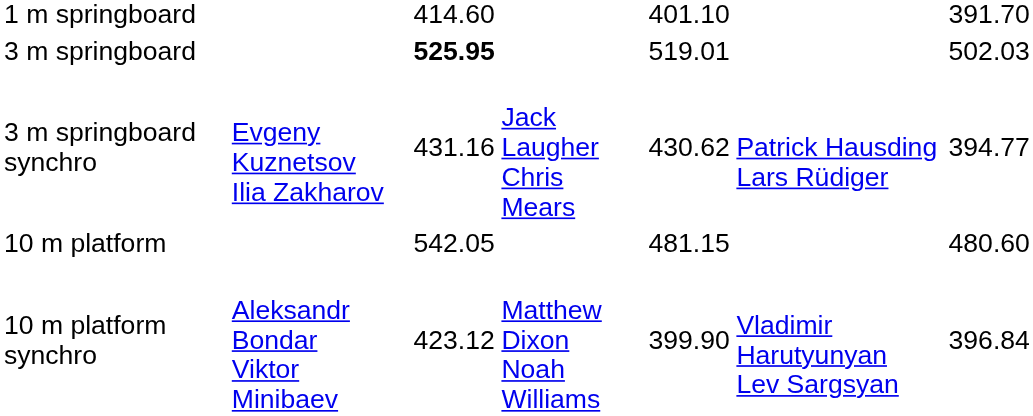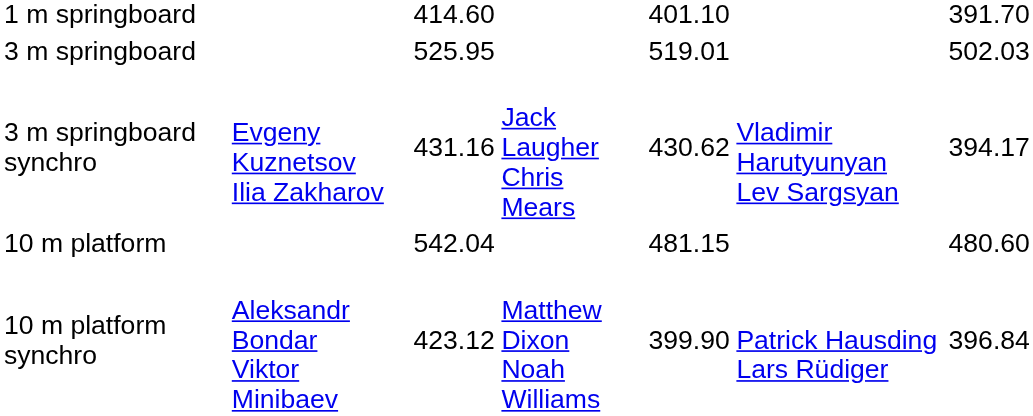(454, 51) bold -> (454, 51) normal
(837, 162) Patrick Hausding Lars Rüdiger -> (818, 162) Vladimir Harutyunyan Lev Sargsyan
(989, 147) 394.77 -> (989, 147) 394.17
(454, 243) 542.05 -> (454, 243) 542.04
(818, 354) Vladimir Harutyunyan Lev Sargsyan -> (837, 354) Patrick Hausding Lars Rüdiger
